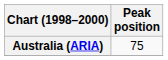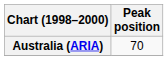(137, 45) 75 -> (137, 45) 70
